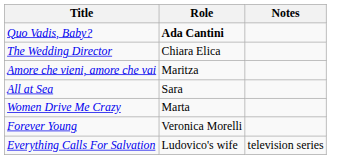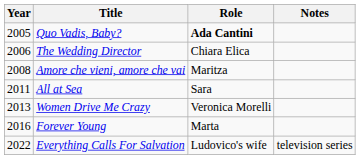+ column: (19, 13)
(176, 107) Marta -> (231, 107) Veronica Morelli
(202, 126) Veronica Morelli -> (205, 126) Marta
